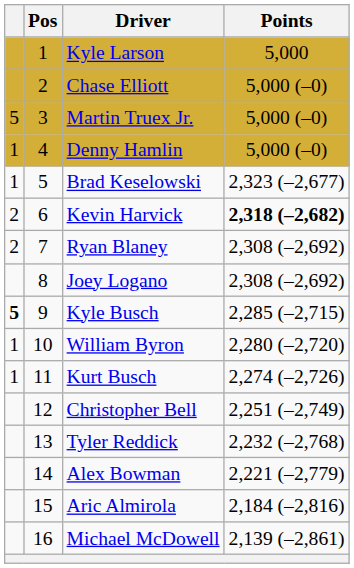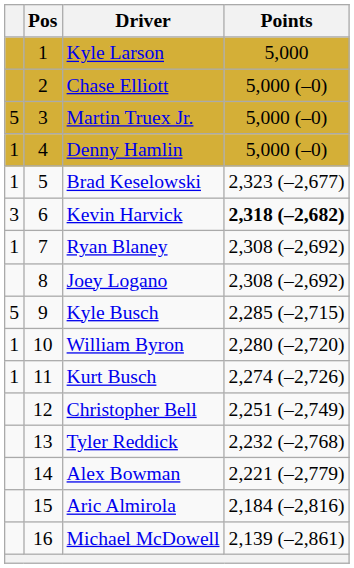(14, 214) 2 -> (14, 214) 3
(14, 247) 2 -> (14, 247) 1
(14, 311) bold -> (14, 311) normal
